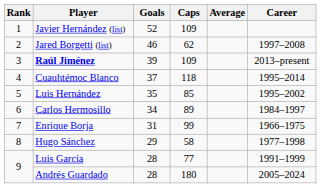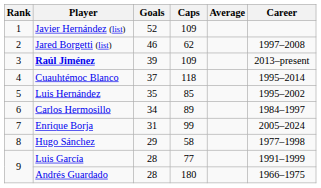(282, 126) 1966–1975 -> (282, 126) 2005–2024
(282, 175) 2005–2024 -> (282, 175) 1966–1975
